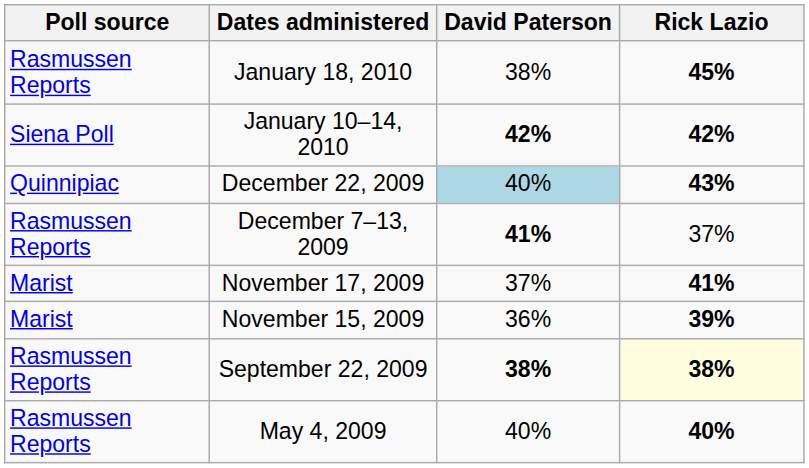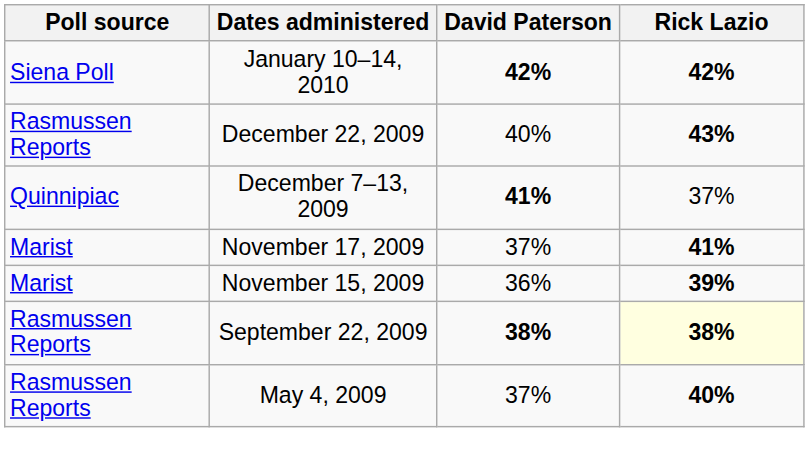- row: (323, 72)
(64, 184) Quinnipiac -> (71, 134) Rasmussen Reports
(528, 184) lightblue background -> (528, 134) no background
(71, 233) Rasmussen Reports -> (64, 197) Quinnipiac
(528, 431) 40% -> (528, 395) 37%
